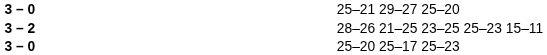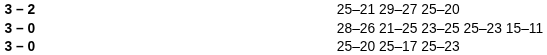(20, 9) 3 – 0 -> (20, 9) 3 – 2
(20, 28) 3 – 2 -> (20, 28) 3 – 0
